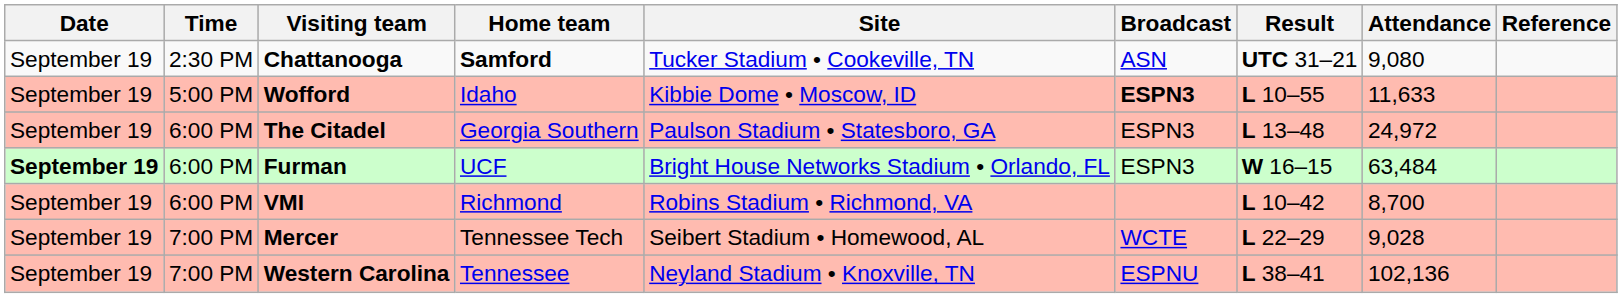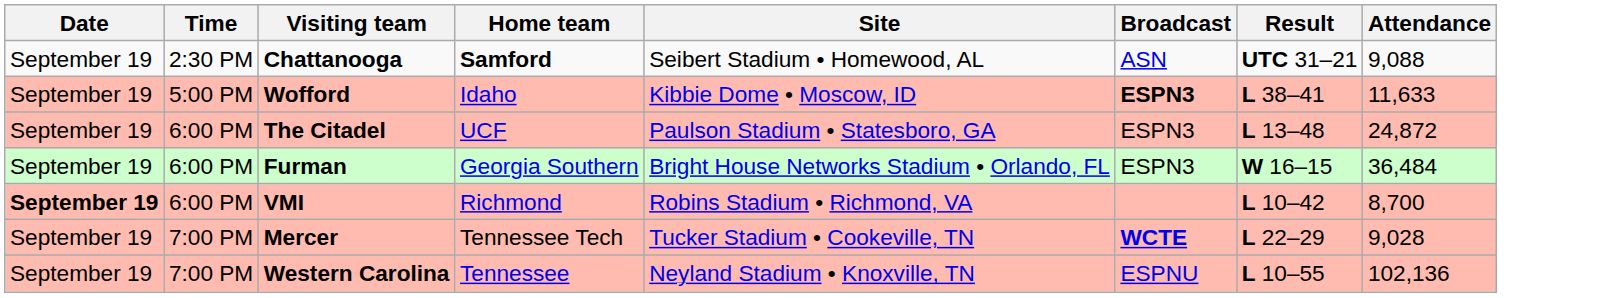- column: (1556, 23)
(812, 59) Tucker Stadium • Cookeville, TN -> (817, 59) Seibert Stadium • Homewood, AL
(1396, 59) 9,080 -> (1396, 59) 9,088
(1283, 95) L 10–55 -> (1283, 95) L 38–41
(549, 130) Georgia Southern -> (483, 130) UCF
(1402, 130) 24,972 -> (1402, 130) 24,872
(84, 166) bold -> (81, 166) normal
(483, 166) UCF -> (549, 166) Georgia Southern
(1402, 166) 63,484 -> (1402, 166) 36,484
(81, 202) normal -> (84, 202) bold
(817, 238) Seibert Stadium • Homewood, AL -> (812, 238) Tucker Stadium • Cookeville, TN
(1154, 238) normal -> (1154, 238) bold
(1283, 274) L 38–41 -> (1283, 274) L 10–55
